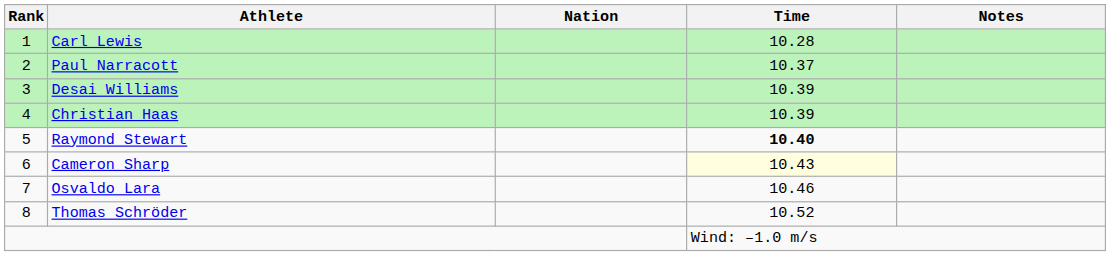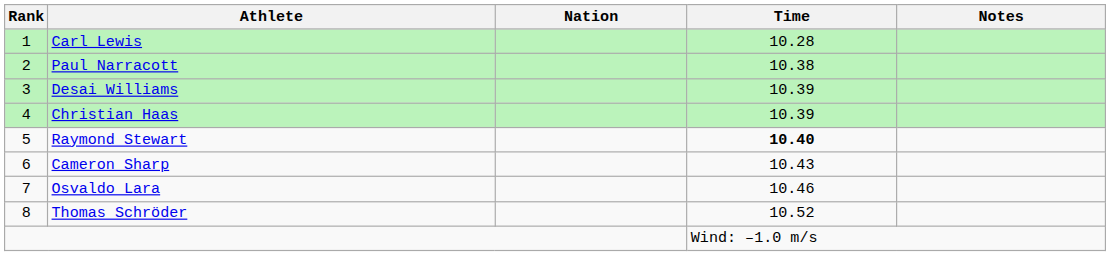(792, 66) 10.37 -> (792, 66) 10.38
(792, 164) lightyellow background -> (792, 164) no background
